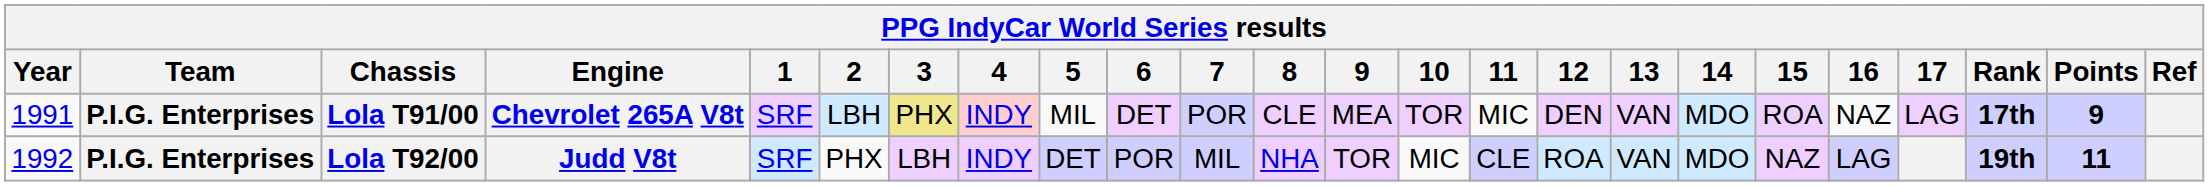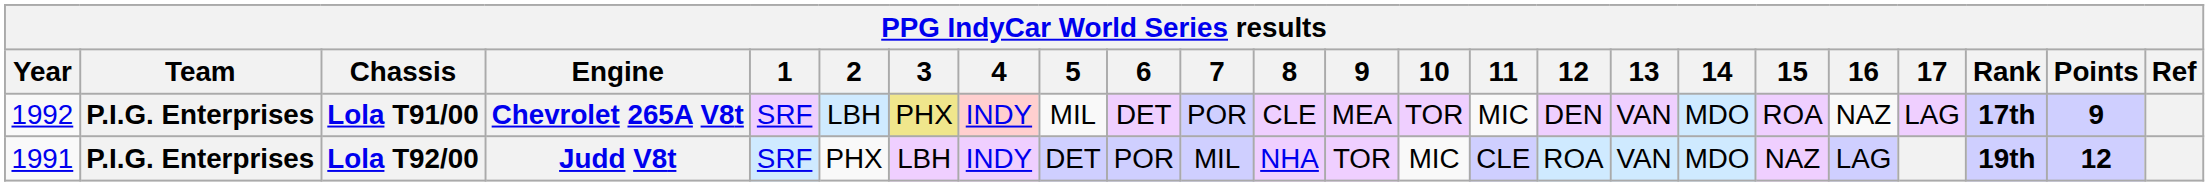(42, 115) 1991 -> (42, 115) 1992
(42, 159) 1992 -> (42, 159) 1991
(2096, 159) 11 -> (2096, 159) 12
